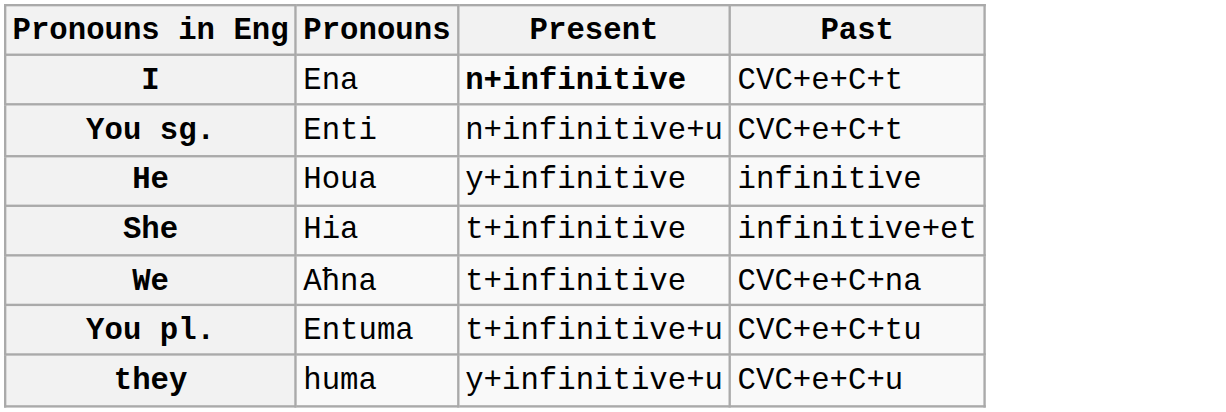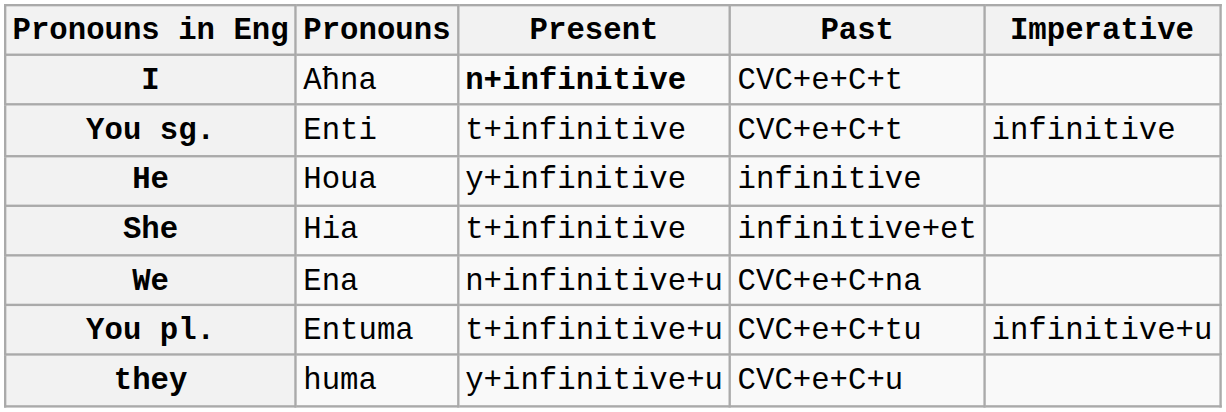+ column: (1102, 30)
(331, 80) Ena -> (340, 80) Aħna
(594, 130) n+infinitive+u -> (576, 130) t+infinitive
(340, 280) Aħna -> (331, 280) Ena
(576, 280) t+infinitive -> (594, 280) n+infinitive+u
